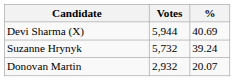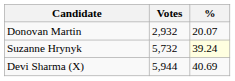rows swapped: (45, 31) <-> (44, 66)
(205, 48) no background -> (205, 48) lightyellow background
